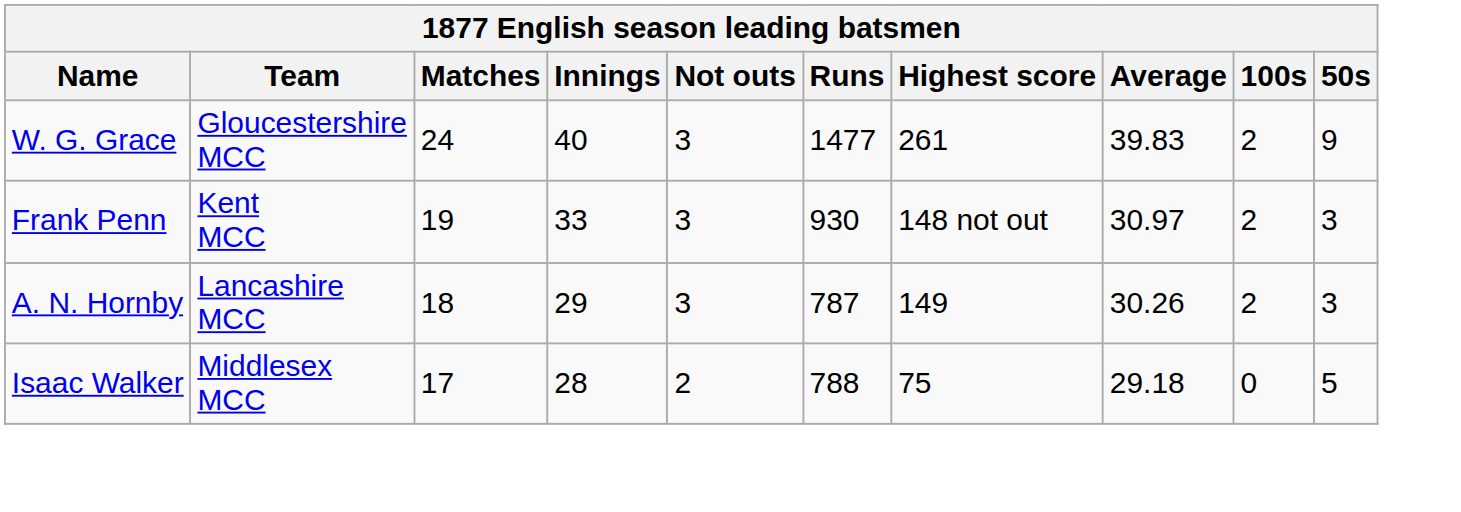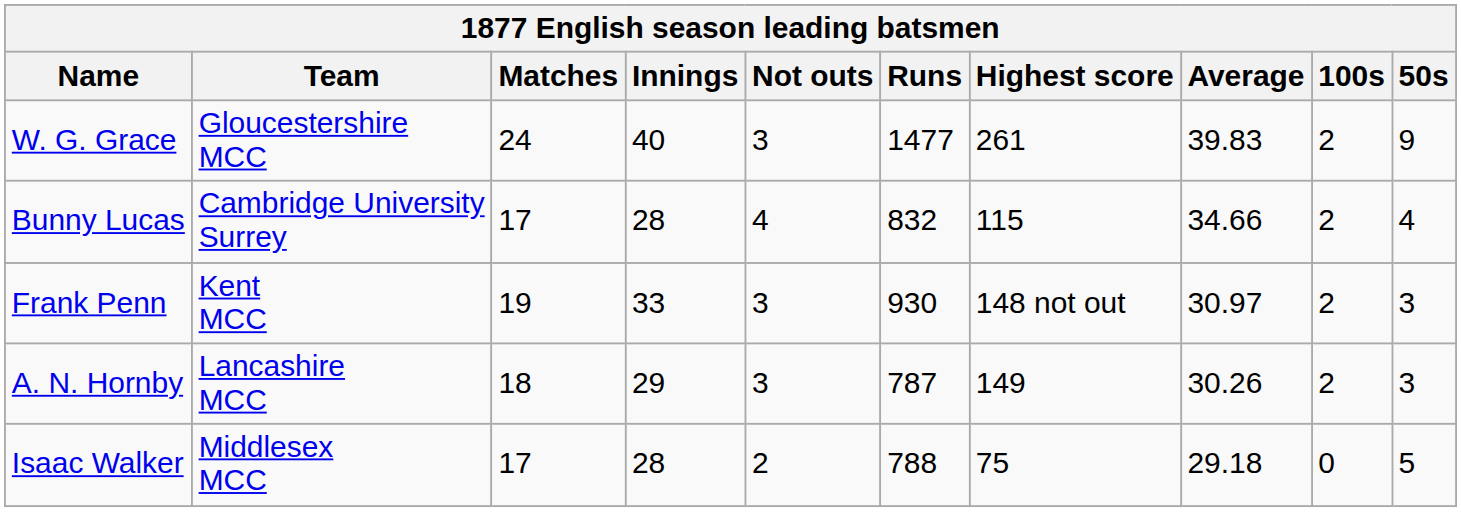+ row: (98, 221)
